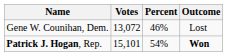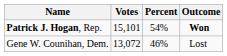rows swapped: (54, 43) <-> (58, 28)
